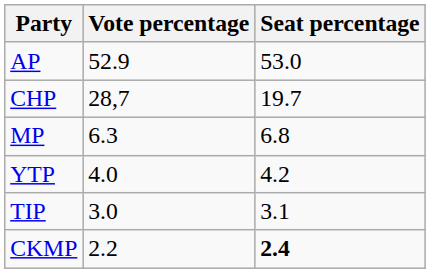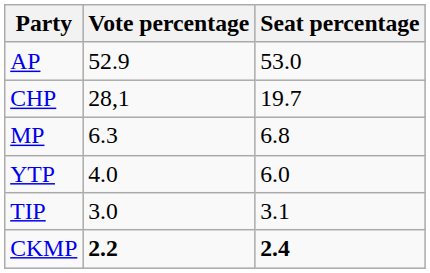(109, 98) 28,7 -> (109, 98) 28,1
(275, 173) 4.2 -> (275, 173) 6.0
(103, 248) normal -> (103, 248) bold
